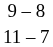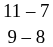rows swapped: (26, 36) <-> (26, 10)
